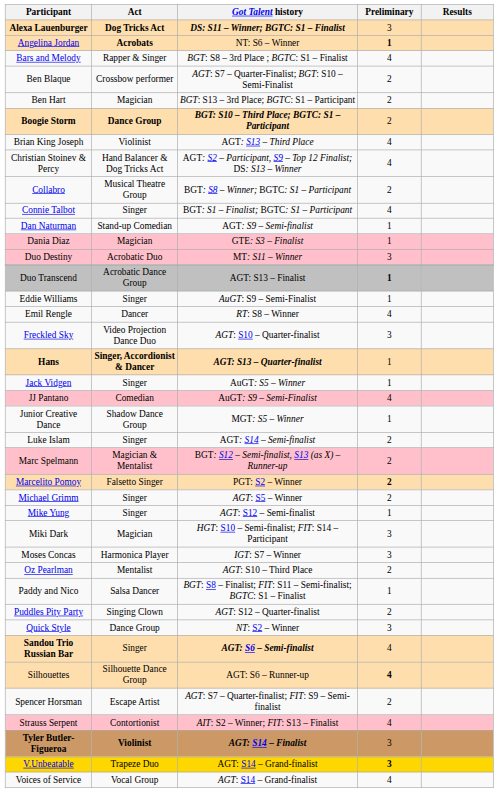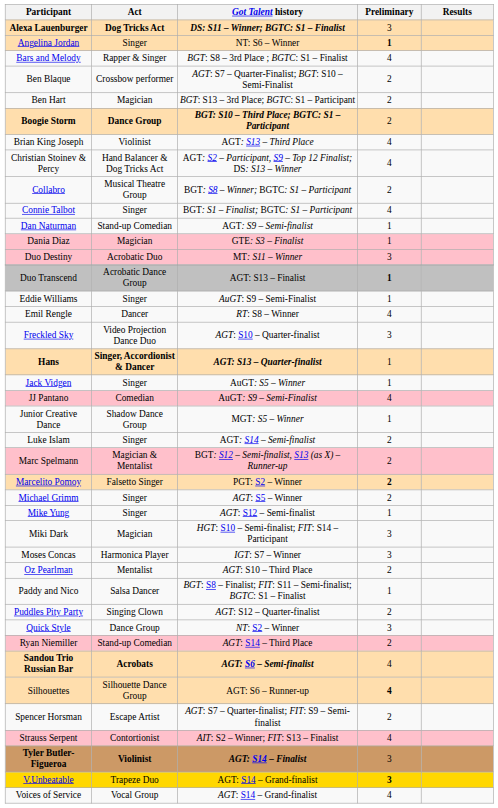(135, 43) Acrobats -> (135, 43) Singer
+ row: (49, 643)
(135, 649) Singer -> (135, 664) Acrobats
